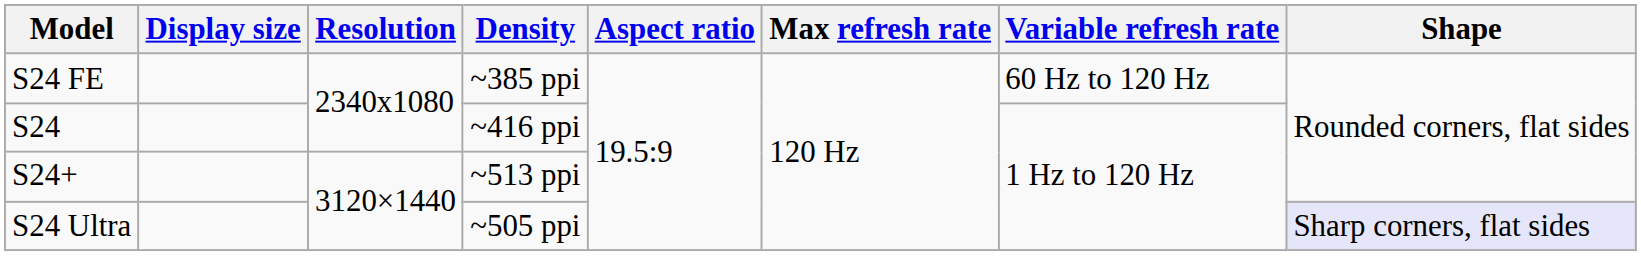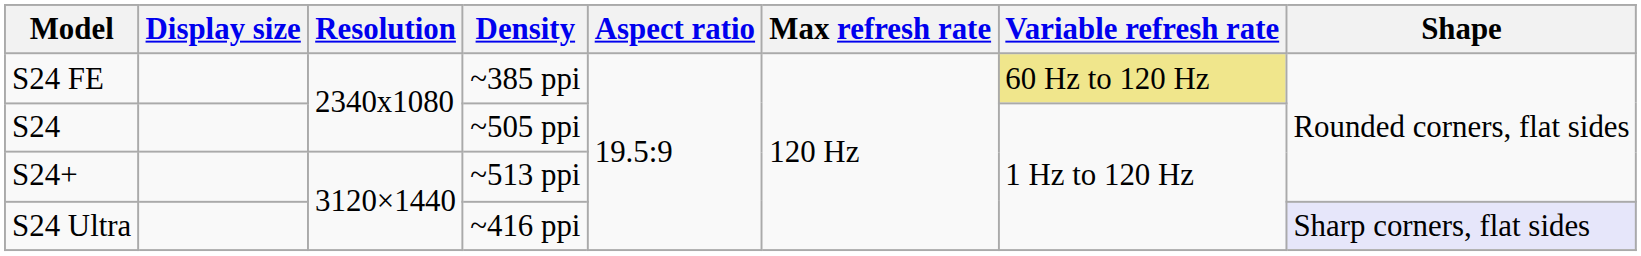(1107, 77) no background -> (1107, 77) khaki background
(525, 126) ~416 ppi -> (525, 126) ~505 ppi
(525, 224) ~505 ppi -> (525, 224) ~416 ppi
